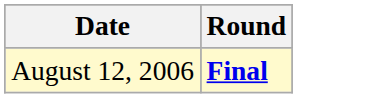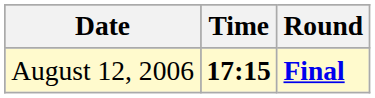+ column: (239, 26)
